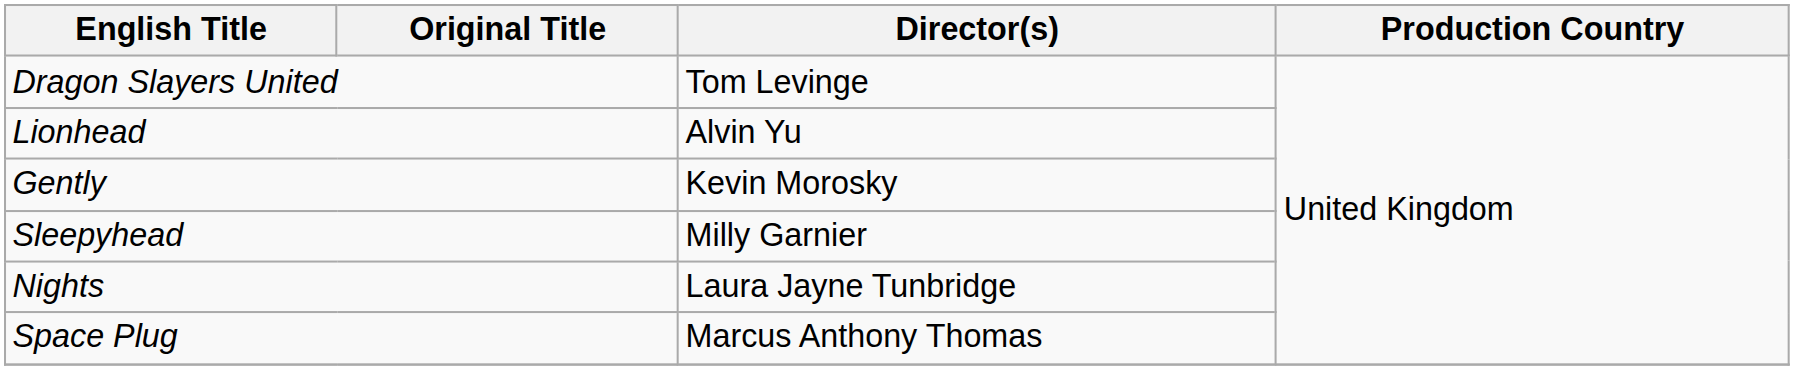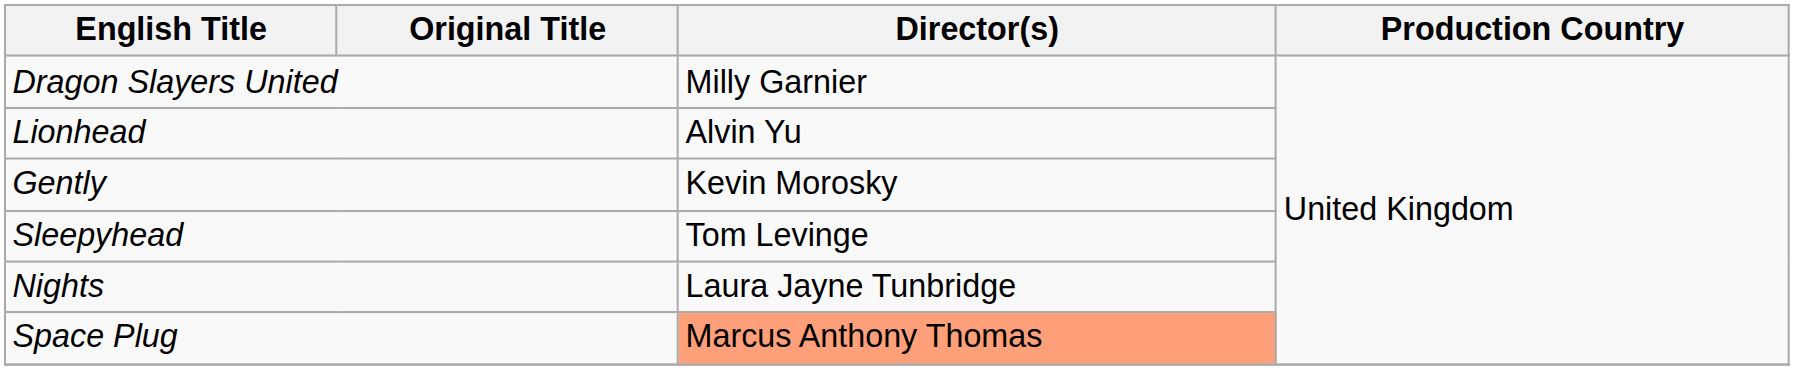(777, 81) Tom Levinge -> (776, 81) Milly Garnier
(776, 235) Milly Garnier -> (777, 235) Tom Levinge
(864, 337) no background -> (864, 337) lightsalmon background
